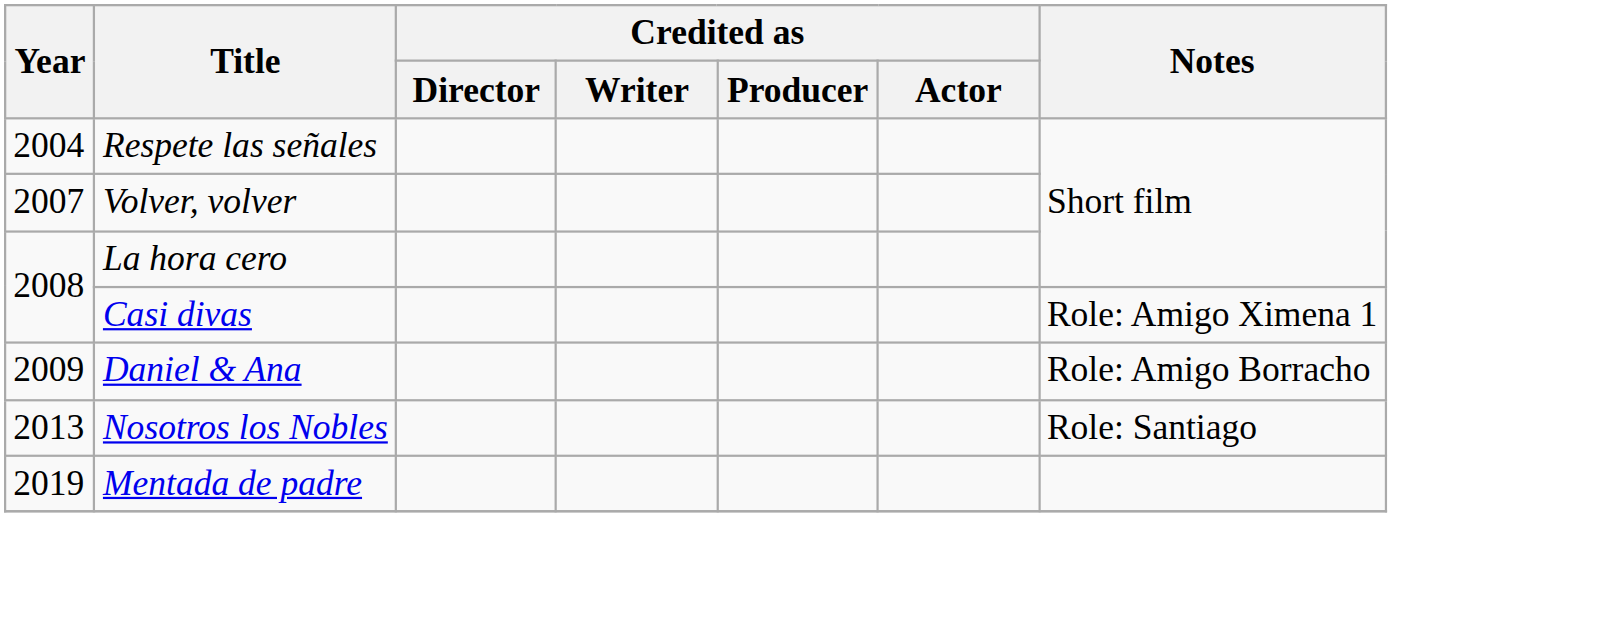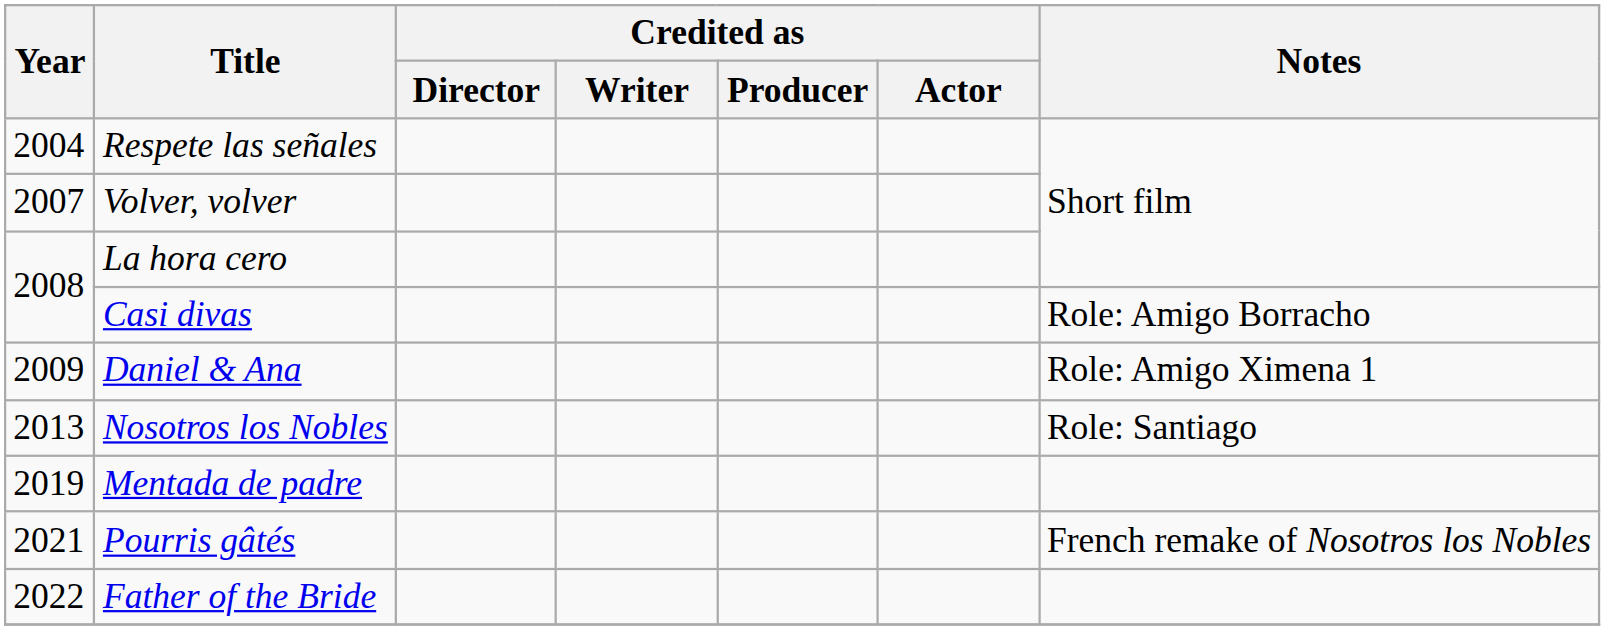(1212, 314) Role: Amigo Ximena 1 -> (1209, 314) Role: Amigo Borracho
(1209, 370) Role: Amigo Borracho -> (1212, 370) Role: Amigo Ximena 1
+ row: (199, 539)
+ row: (240, 595)
